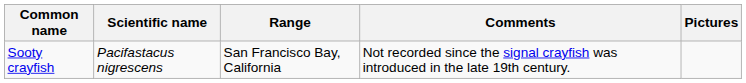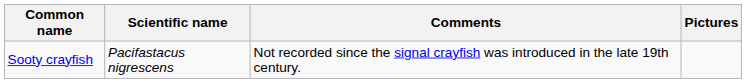- column: (290, 22)
